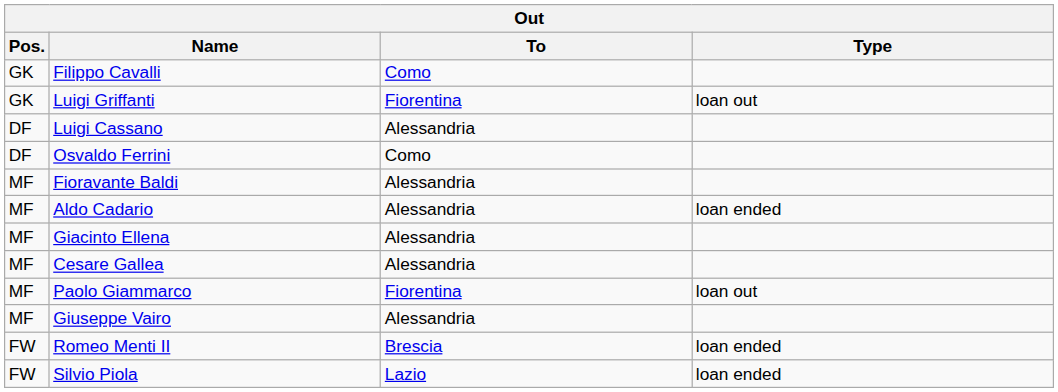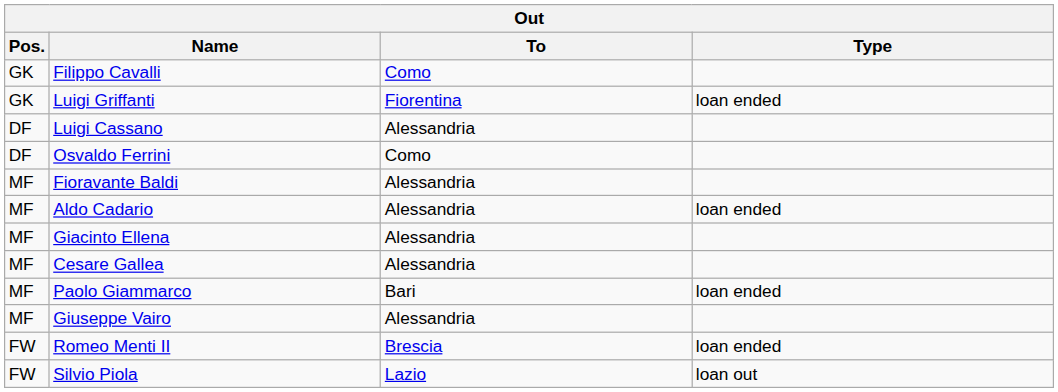(727, 101) loan out -> (739, 101) loan ended
(423, 292) Fiorentina -> (400, 292) Bari
(727, 292) loan out -> (739, 292) loan ended
(739, 374) loan ended -> (727, 374) loan out
